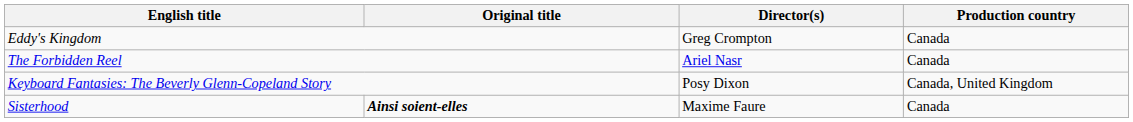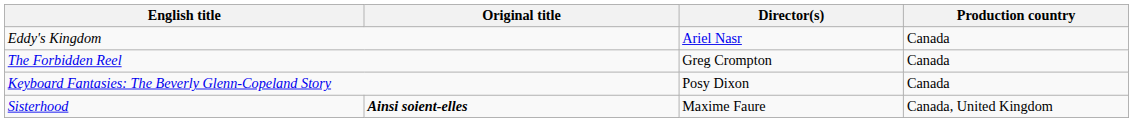(727, 38) Greg Crompton -> (712, 38) Ariel Nasr
(712, 60) Ariel Nasr -> (727, 60) Greg Crompton
(980, 83) Canada, United Kingdom -> (928, 83) Canada
(928, 106) Canada -> (980, 106) Canada, United Kingdom
